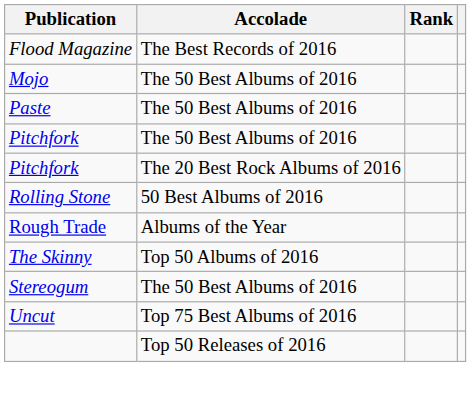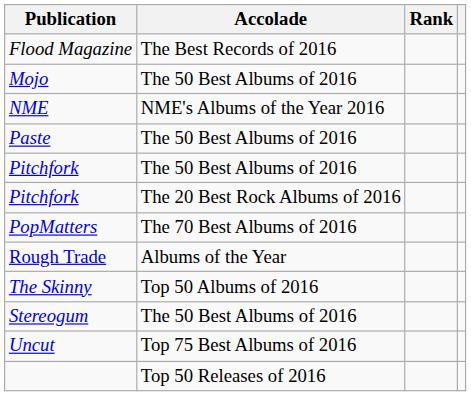+ row: (29, 108)
+ row: (53, 227)
- row: (60, 197)
